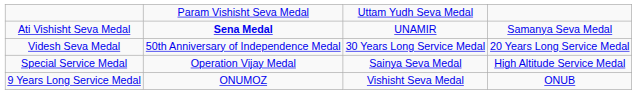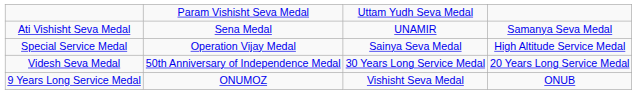(243, 30) bold -> (243, 30) normal
rows swapped: (74, 64) <-> (74, 47)
